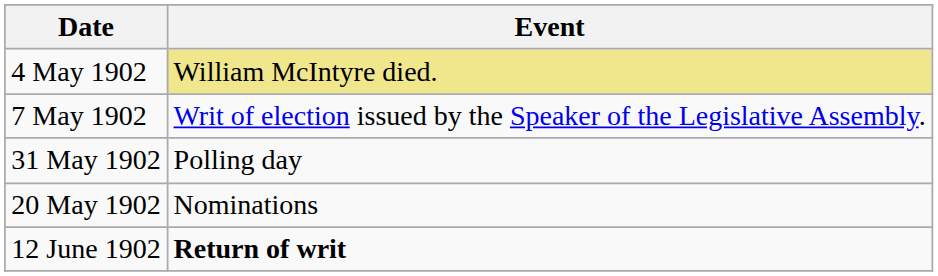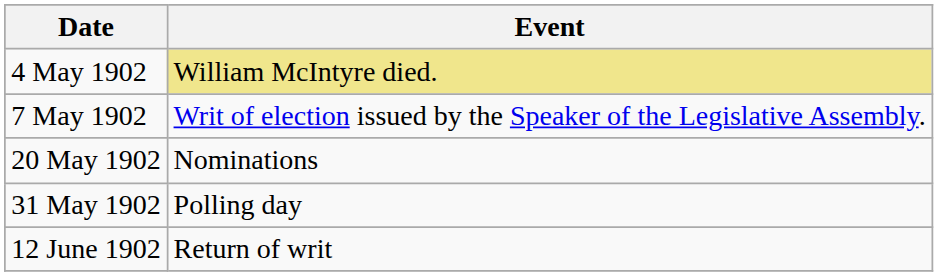rows swapped: (86, 204) <-> (86, 159)
(260, 248) bold -> (253, 248) normal
